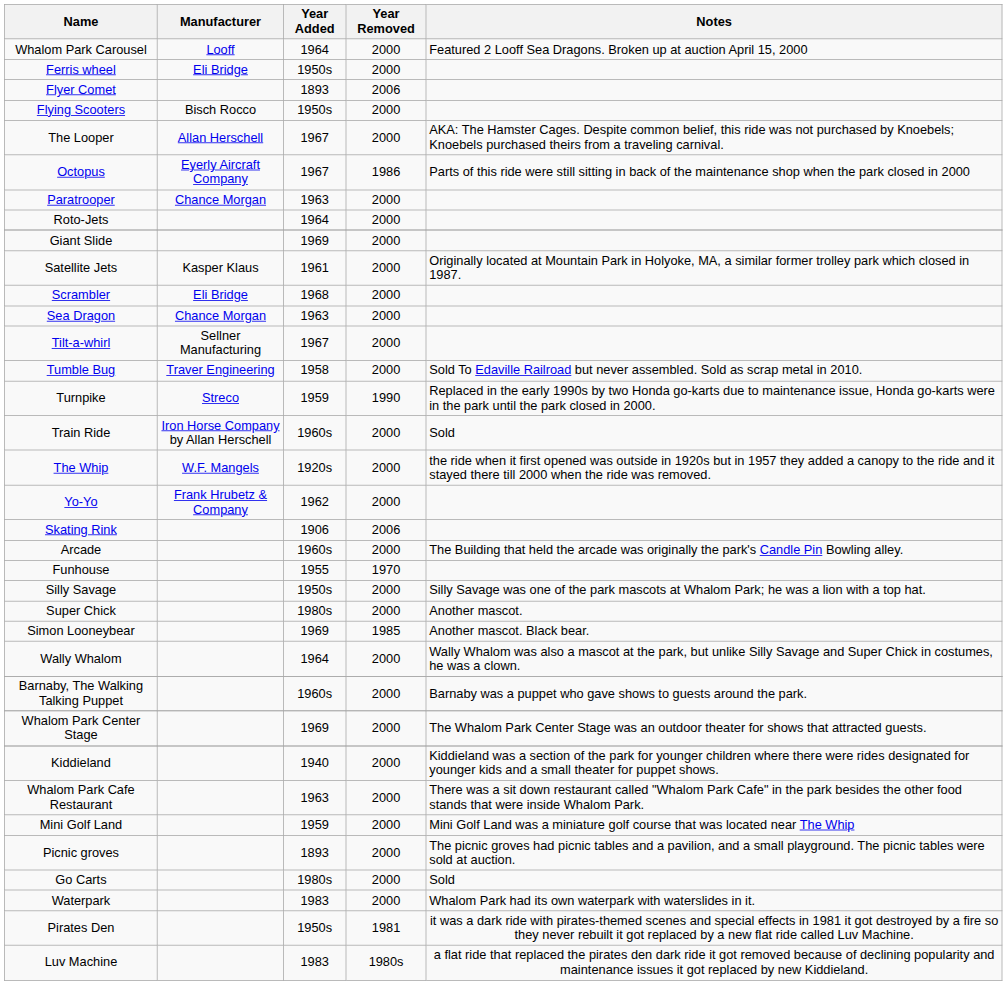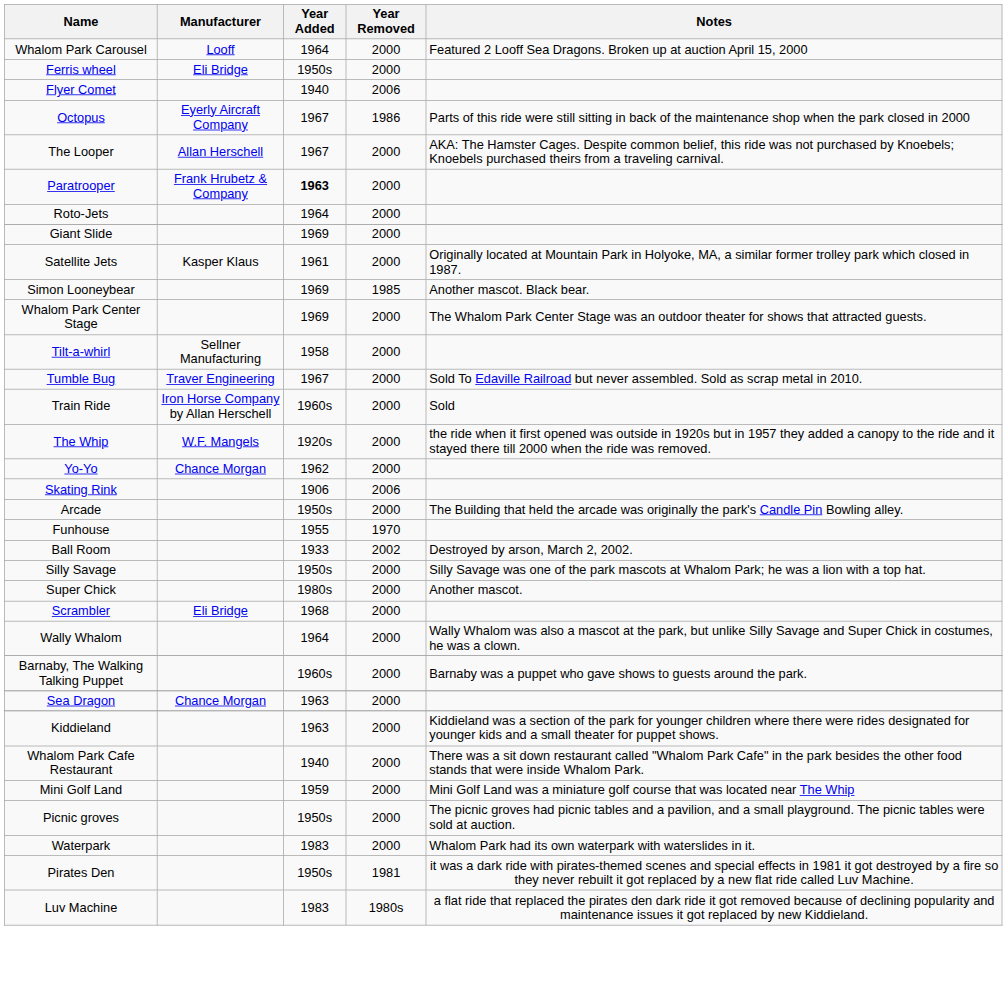(315, 89) 1893 -> (315, 89) 1940
- row: (81, 110)
rows swapped: (81, 137) <-> (81, 172)
(221, 199) Chance Morgan -> (220, 186) Frank Hrubetz & Company
(315, 199) normal -> (315, 186) bold
rows swapped: (81, 295) <-> (81, 631)
rows swapped: (81, 315) <-> (81, 728)
(315, 343) 1967 -> (315, 351) 1958
(315, 370) 1958 -> (315, 379) 1967
- row: (81, 398)
(220, 502) Frank Hrubetz & Company -> (221, 469) Chance Morgan
(315, 550) 1960s -> (315, 509) 1950s
+ row: (81, 550)
(315, 763) 1940 -> (315, 728) 1963
(315, 797) 1963 -> (315, 763) 1940
(315, 852) 1893 -> (315, 818) 1950s
- row: (81, 880)
